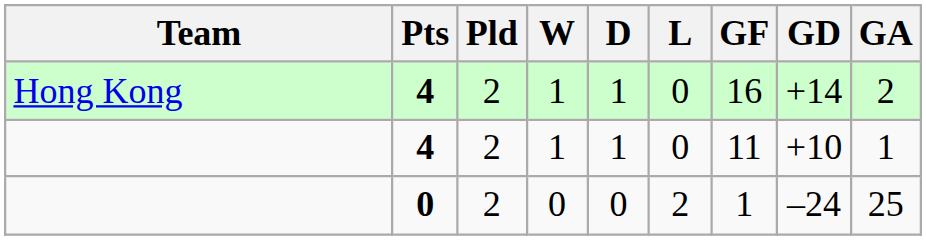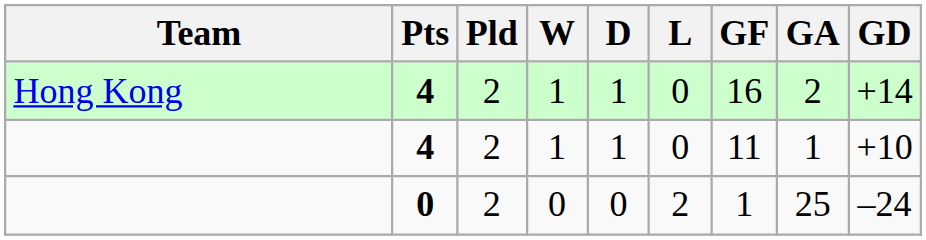columns swapped: (886, 33) <-> (814, 33)
